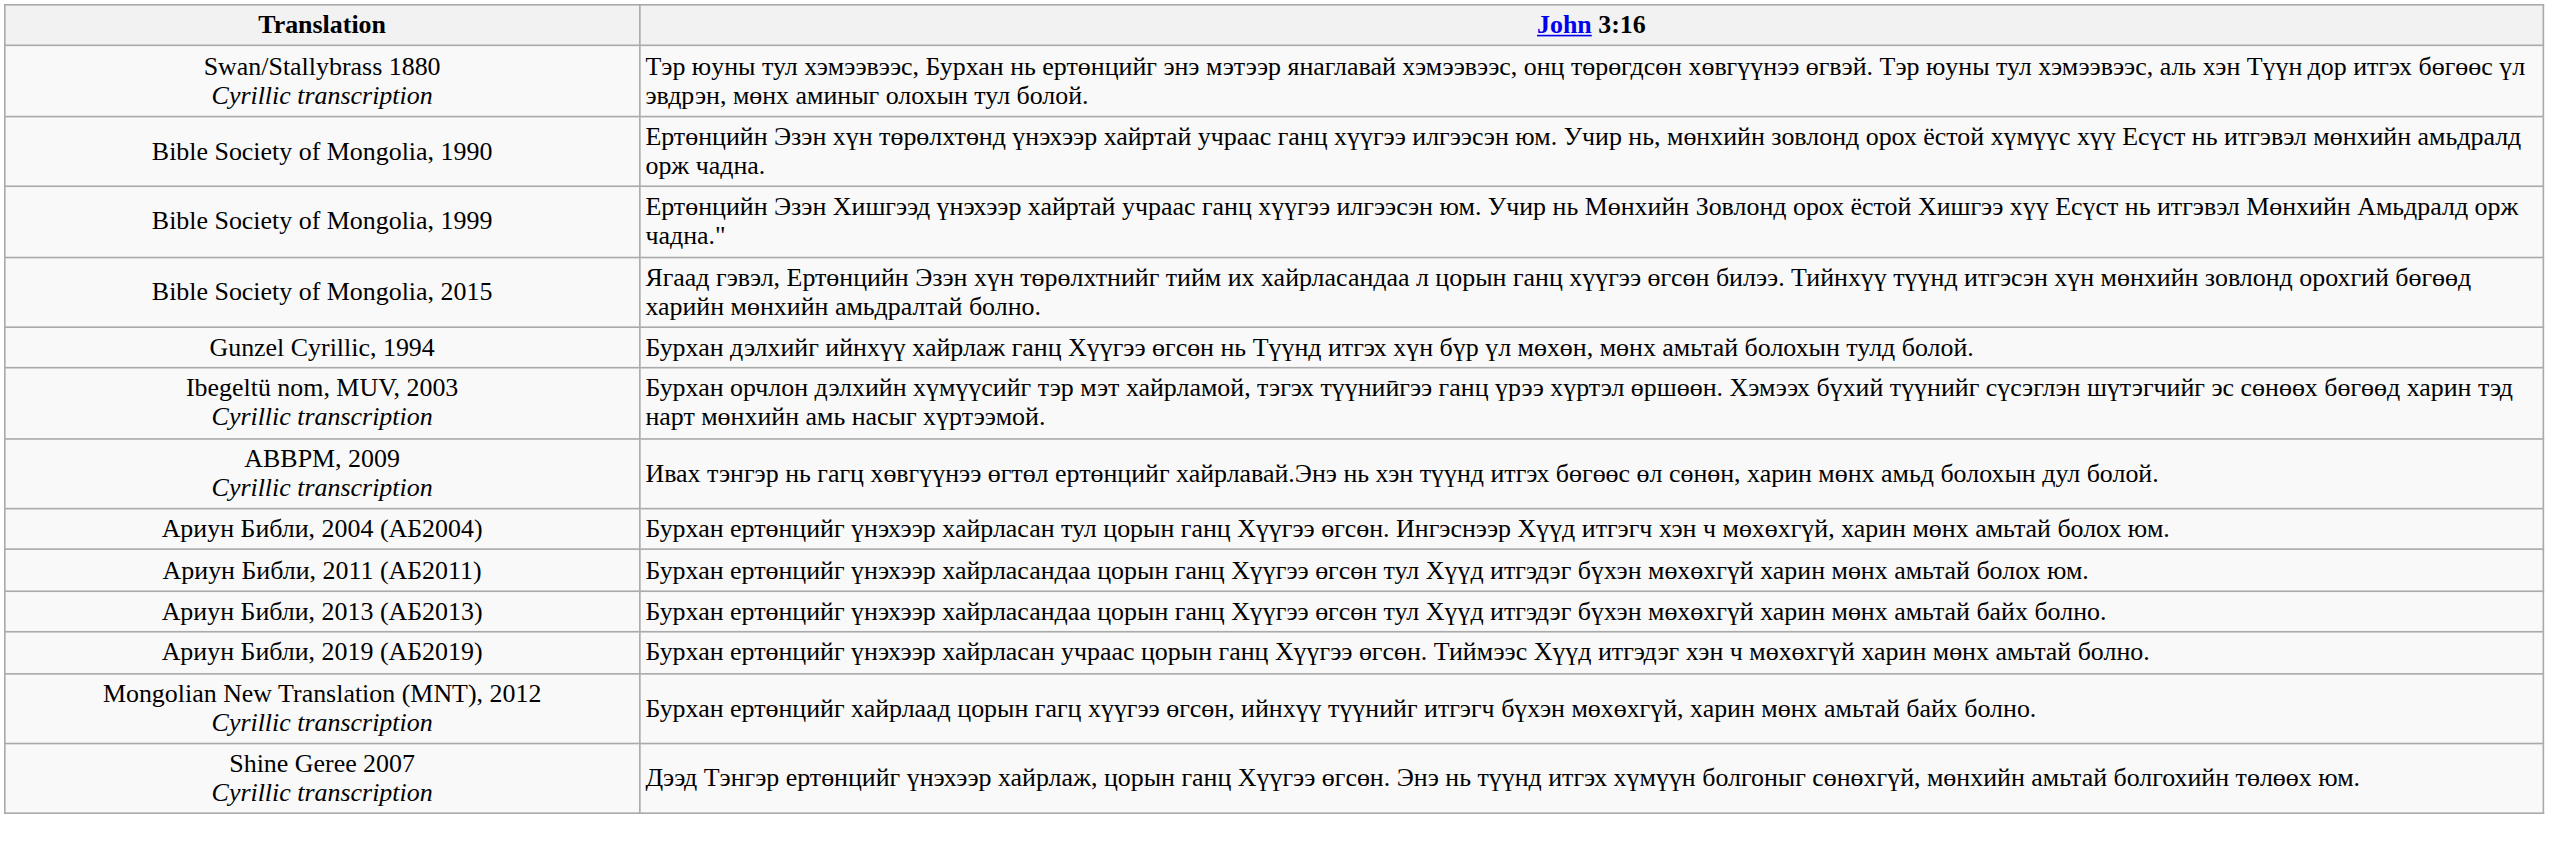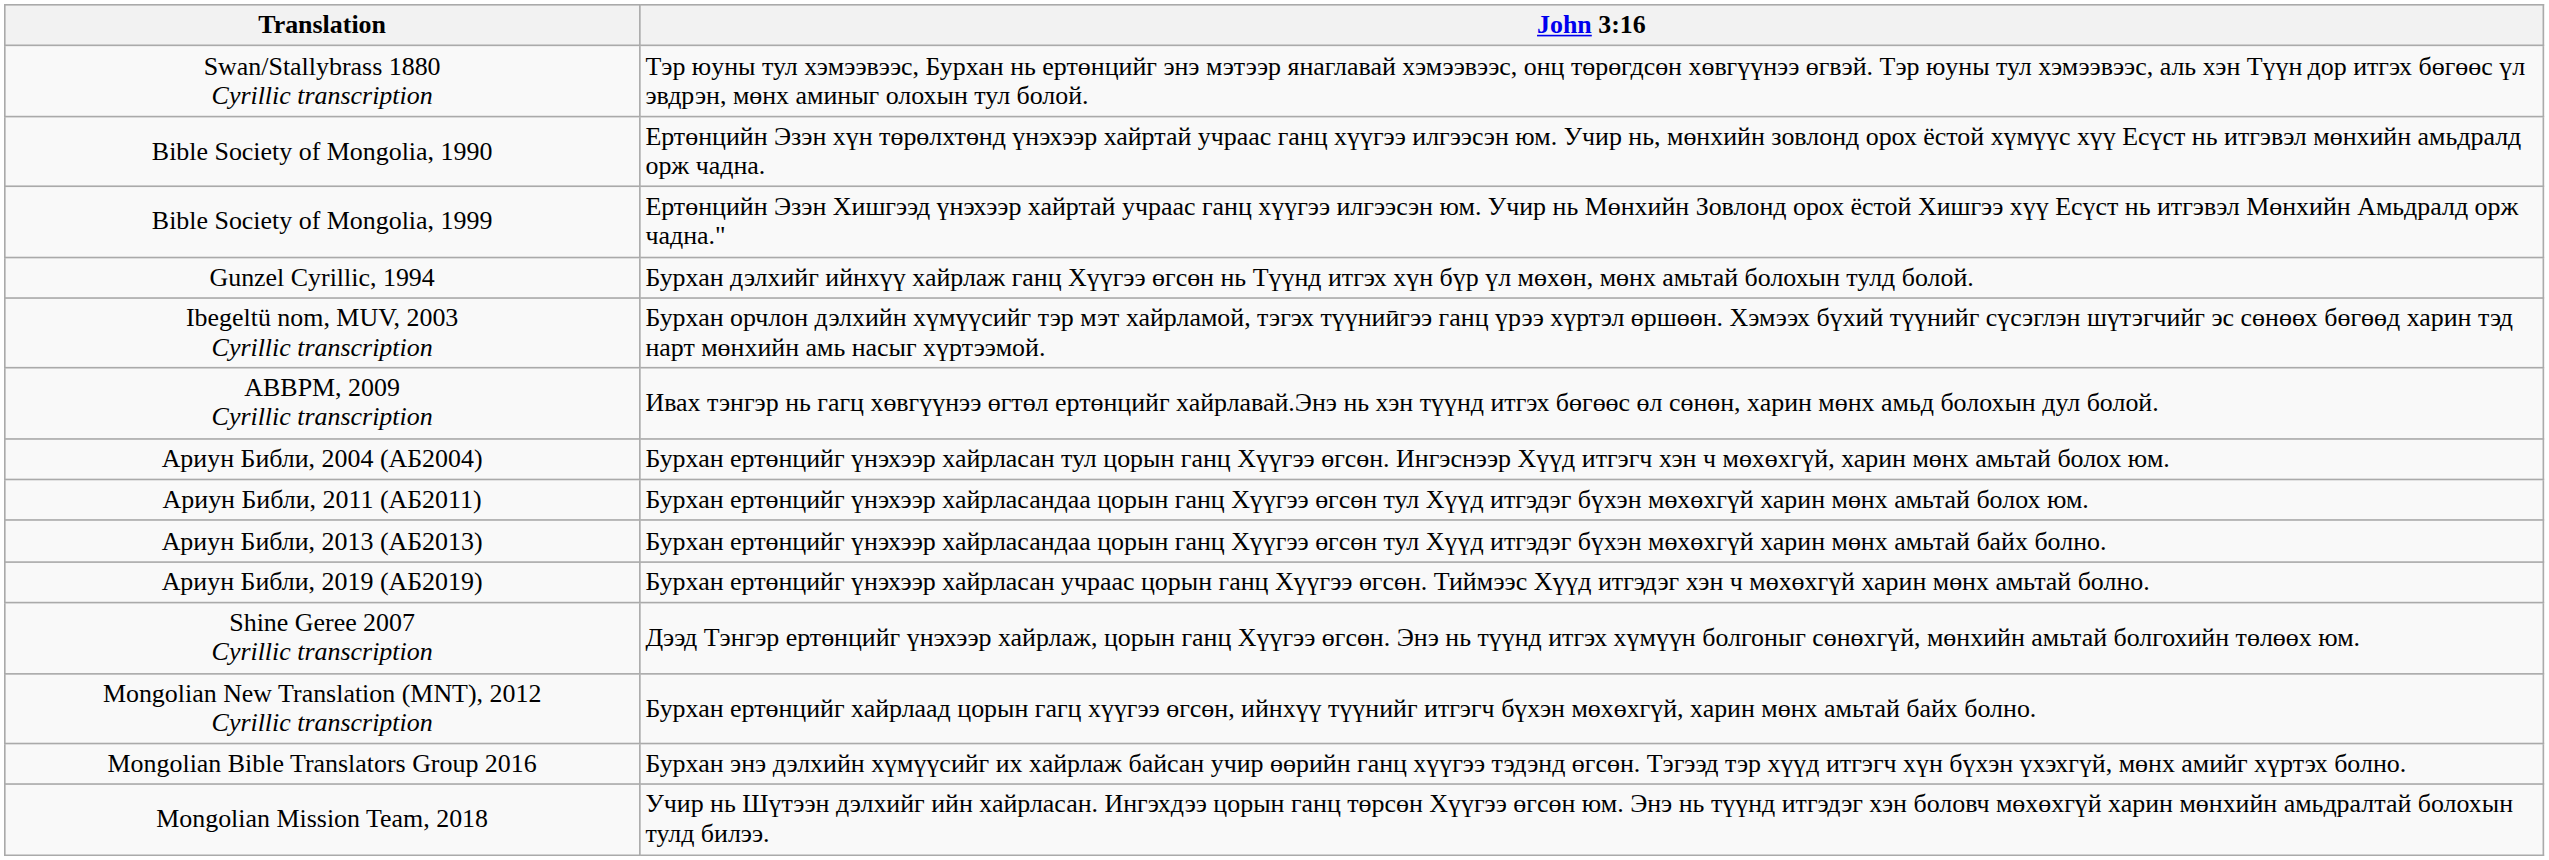- row: (322, 291)
rows swapped: (322, 707) <-> (322, 778)
+ row: (322, 763)
+ row: (322, 819)
